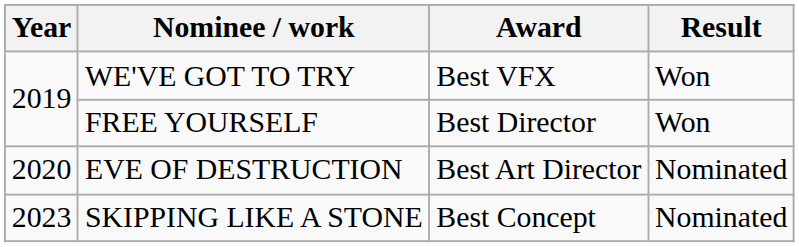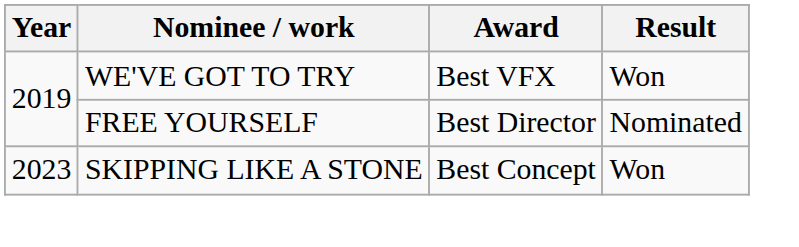(683, 122) Won -> (676, 122) Nominated
- row: (244, 169)
(721, 216) Nominated -> (637, 169) Won
